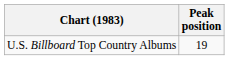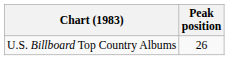(201, 45) 19 -> (201, 45) 26
